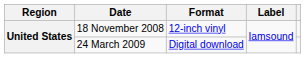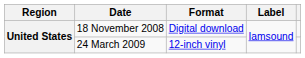(197, 28) 12-inch vinyl -> (206, 28) Digital download
(206, 45) Digital download -> (197, 45) 12-inch vinyl
